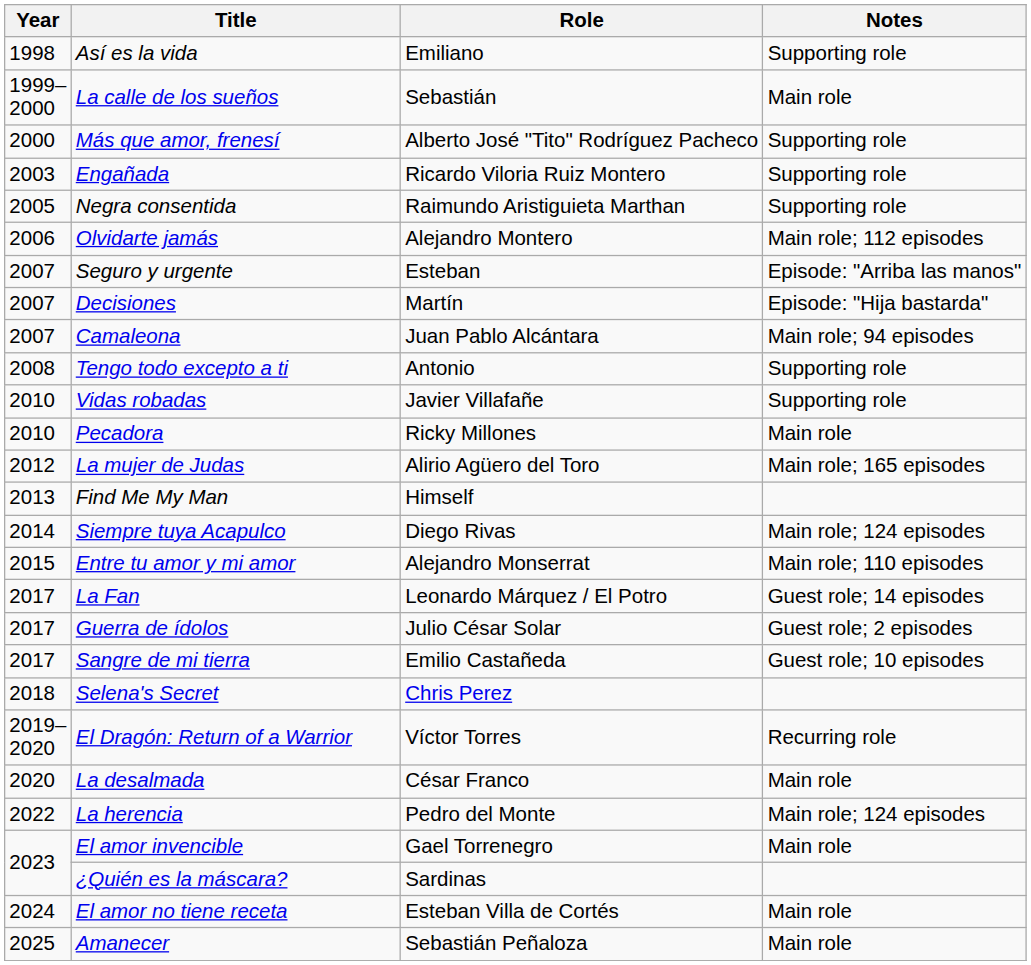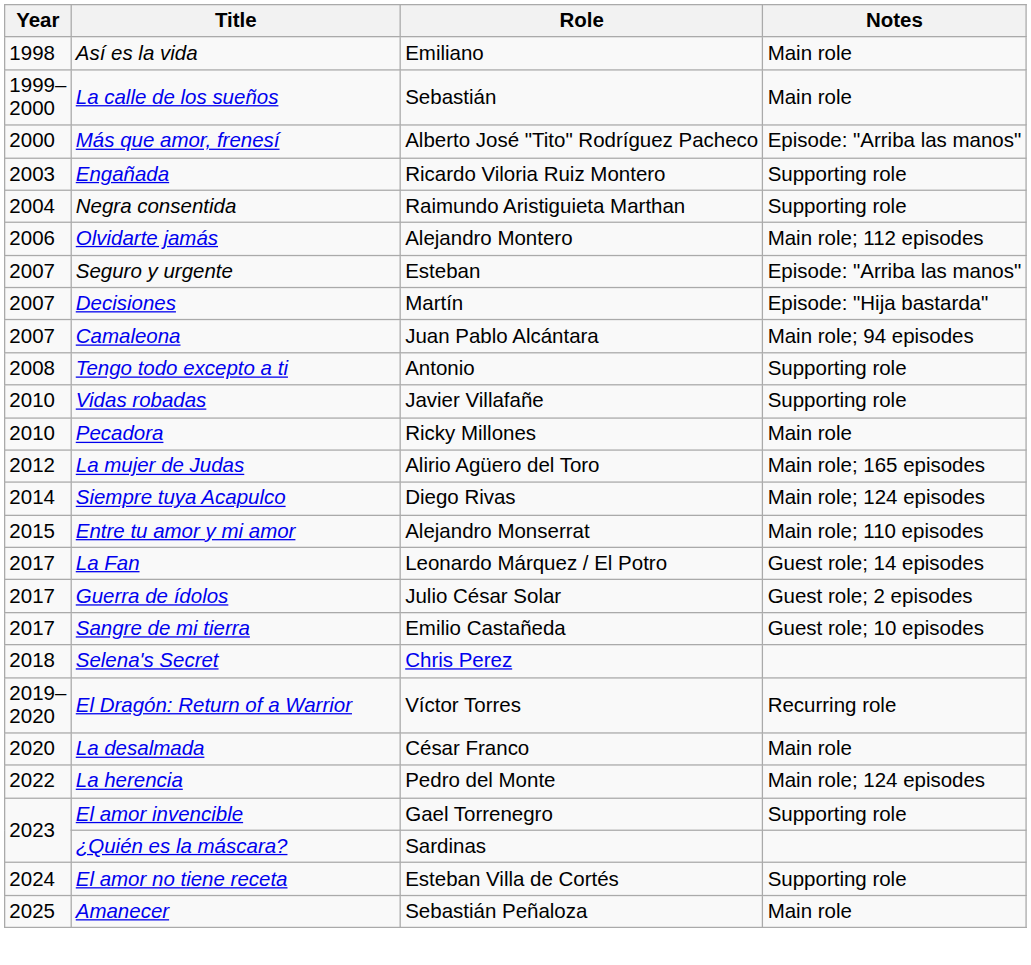(837, 53) Supporting role -> (810, 53) Main role
(837, 141) Supporting role -> (894, 141) Episode: "Arriba las manos"
(32, 206) 2005 -> (32, 206) 2004
- row: (152, 498)
(810, 846) Main role -> (837, 813) Supporting role
(810, 911) Main role -> (837, 878) Supporting role
